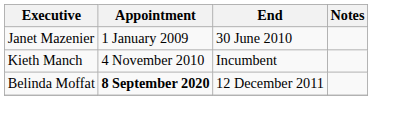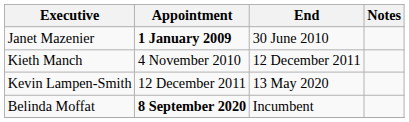(145, 38) normal -> (185, 38) bold
(247, 60) Incumbent -> (307, 60) 12 December 2011
+ row: (70, 83)
(270, 83) 12 December 2011 -> (283, 106) Incumbent
